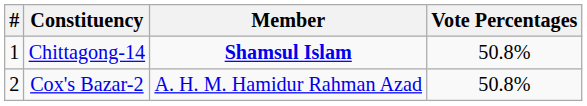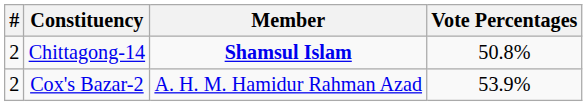(14, 52) 1 -> (14, 52) 2
(504, 84) 50.8% -> (504, 84) 53.9%
